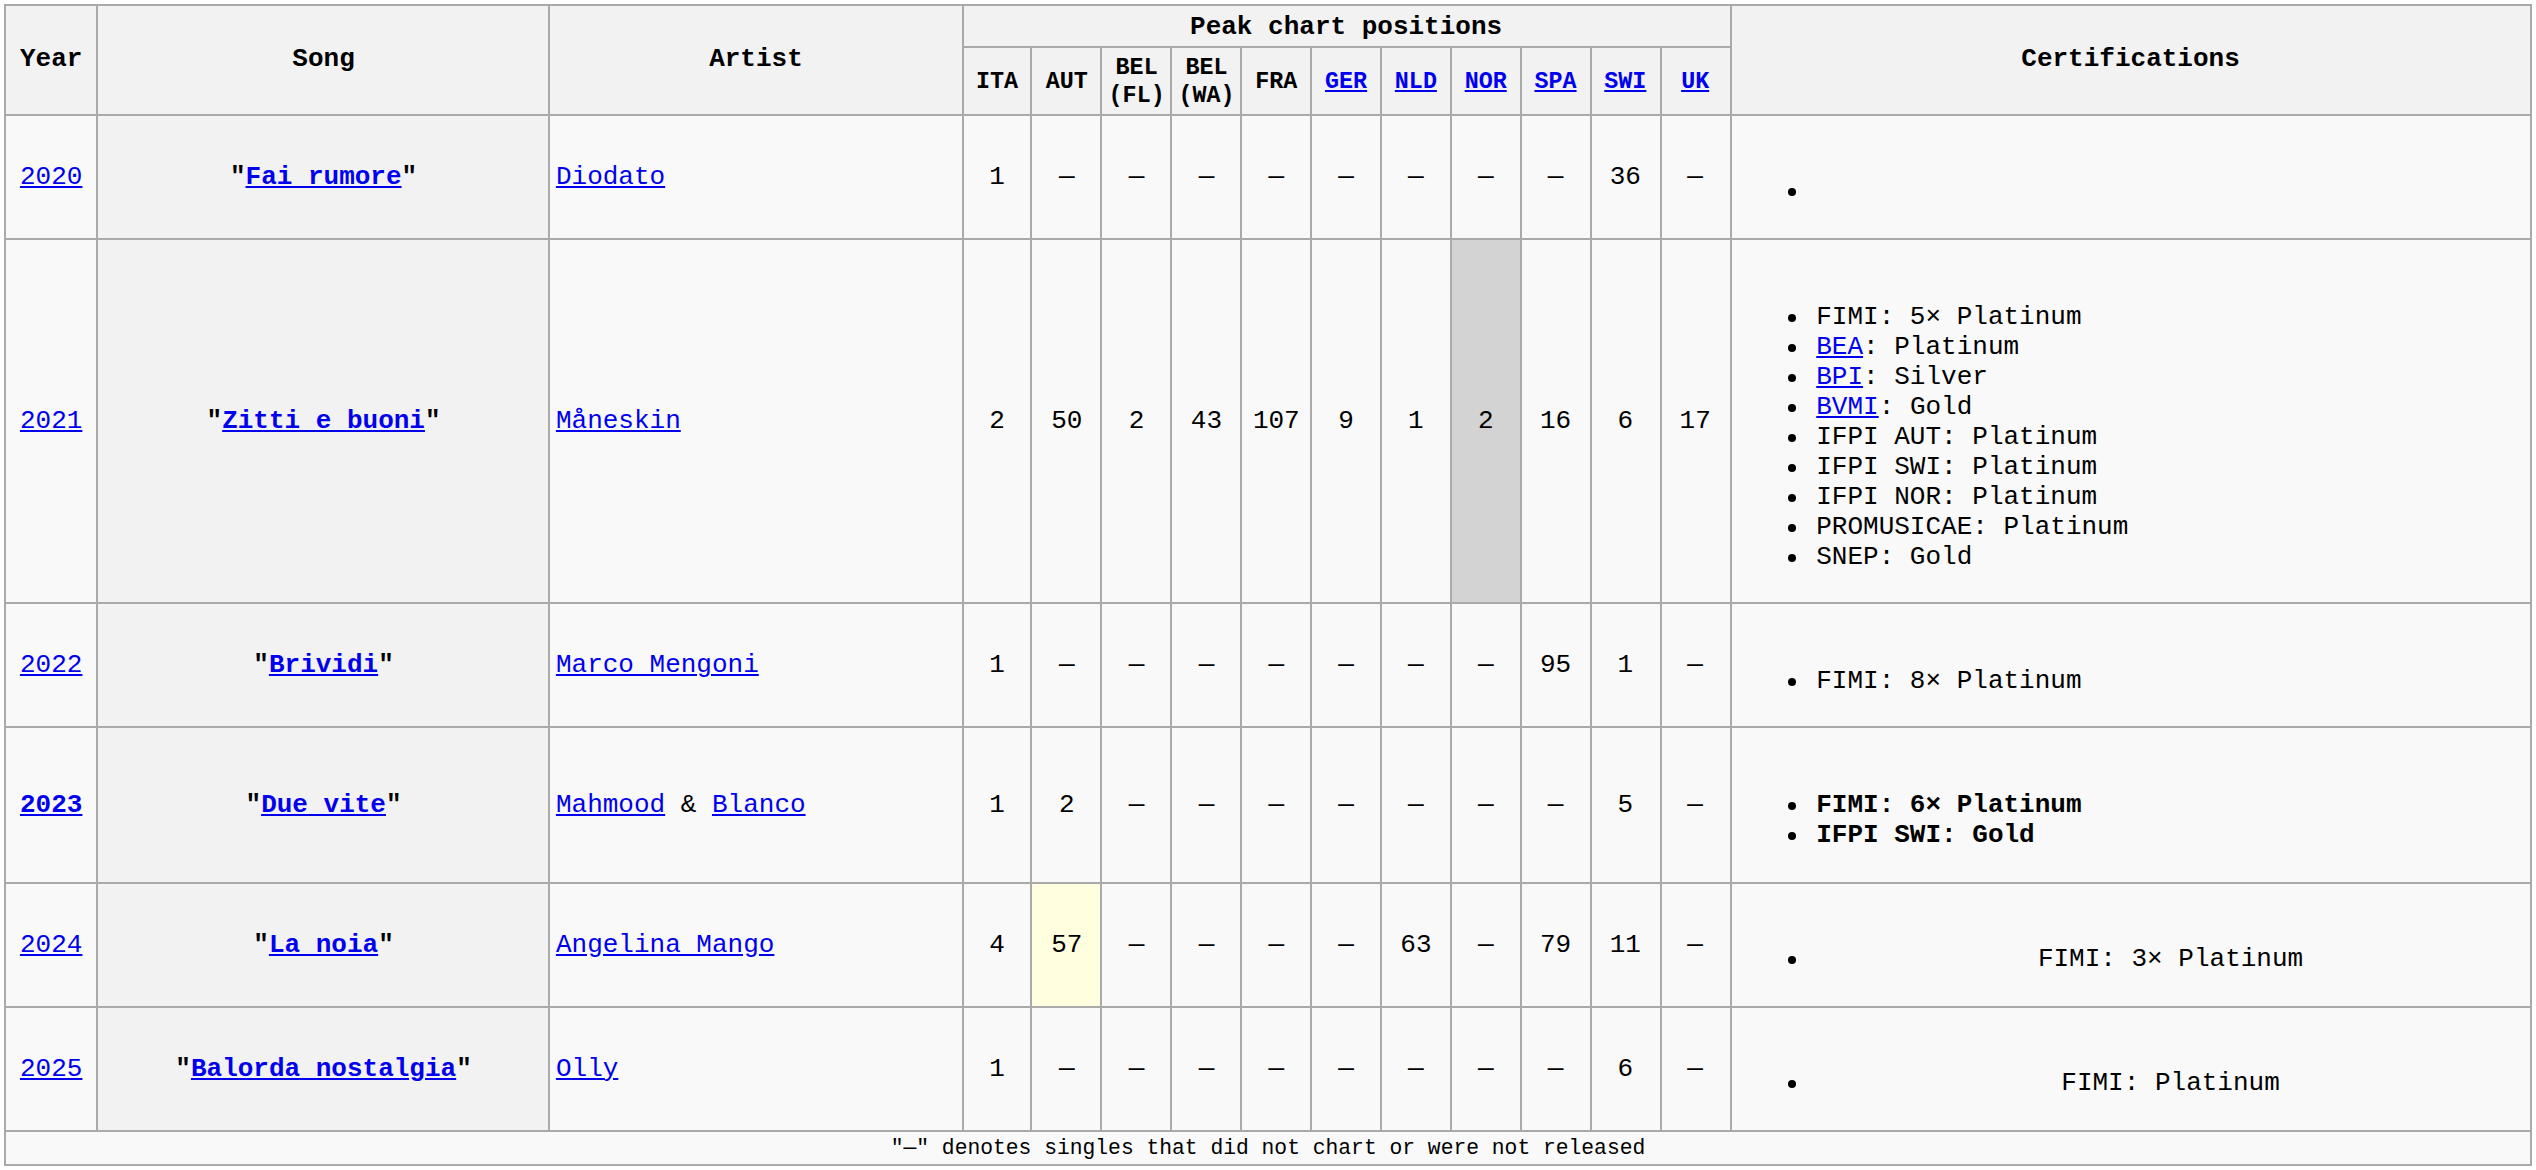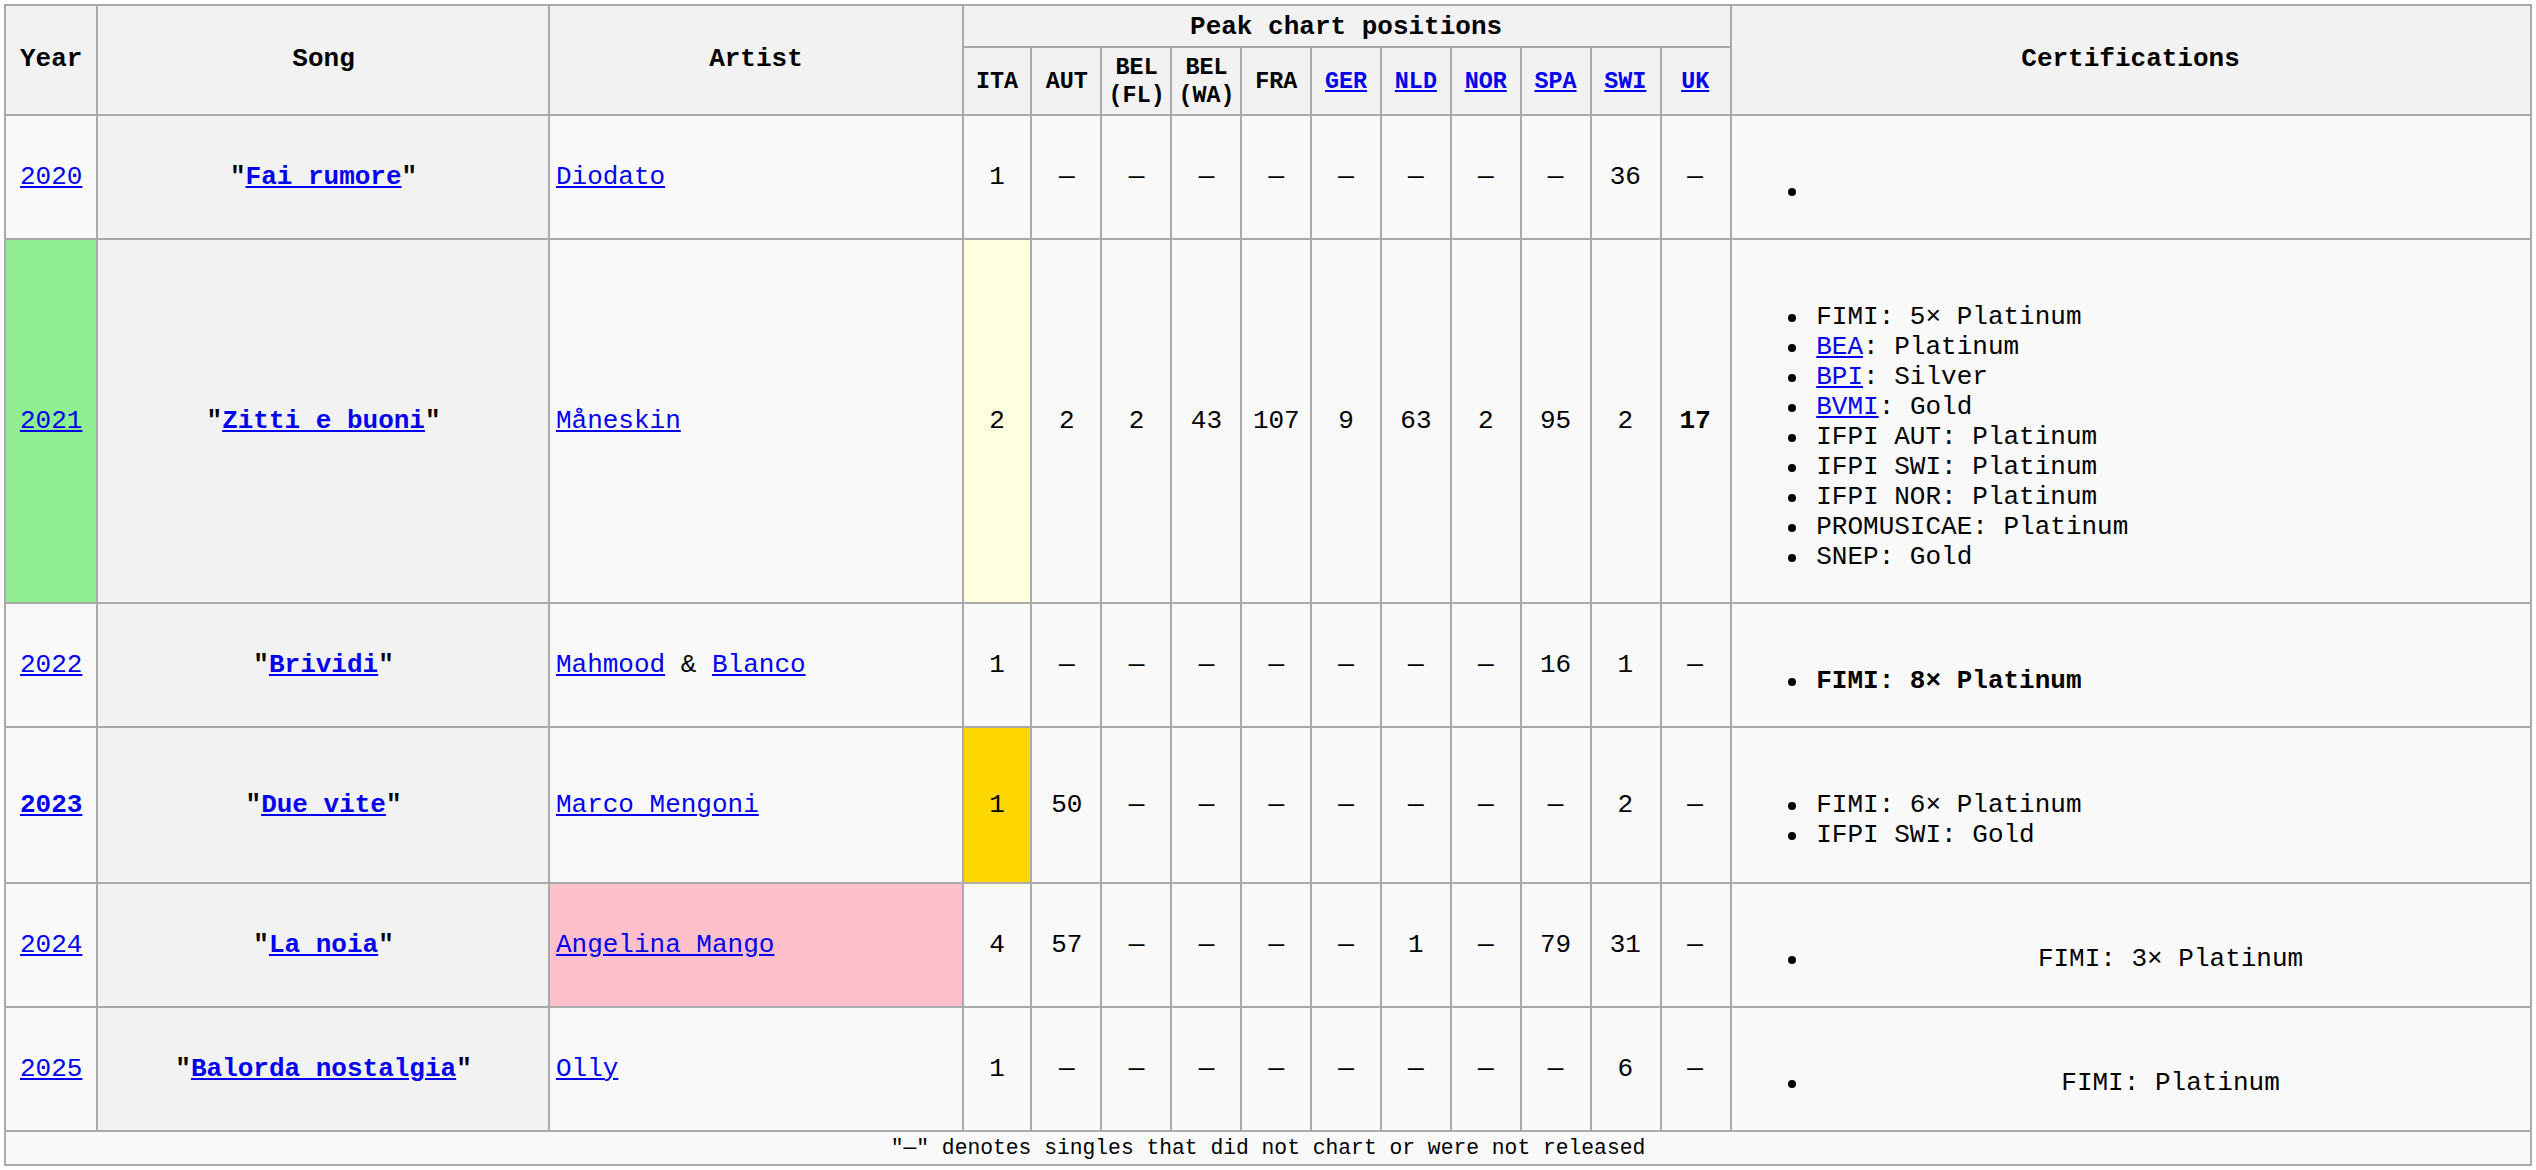(51, 421) no background -> (51, 421) lightgreen background
(997, 421) no background -> (997, 421) lightyellow background
(1067, 421) 50 -> (1067, 421) 2
(1416, 421) 1 -> (1416, 421) 63
(1486, 421) lightgrey background -> (1486, 421) no background
(1556, 421) 16 -> (1556, 421) 95
(1625, 421) 6 -> (1625, 421) 2
(1695, 421) normal -> (1695, 421) bold
(657, 666) Marco Mengoni -> (681, 666) Mahmood & Blanco
(1556, 666) 95 -> (1556, 666) 16
(2131, 681) normal -> (2131, 681) bold
(681, 805) Mahmood & Blanco -> (657, 805) Marco Mengoni
(997, 805) no background -> (997, 805) gold background
(1067, 805) 2 -> (1067, 805) 50
(1625, 805) 5 -> (1625, 805) 2
(2131, 820) bold -> (2131, 820) normal
(665, 944) no background -> (665, 944) pink background
(1067, 944) lightyellow background -> (1067, 944) no background
(1416, 944) 63 -> (1416, 944) 1
(1625, 944) 11 -> (1625, 944) 31
